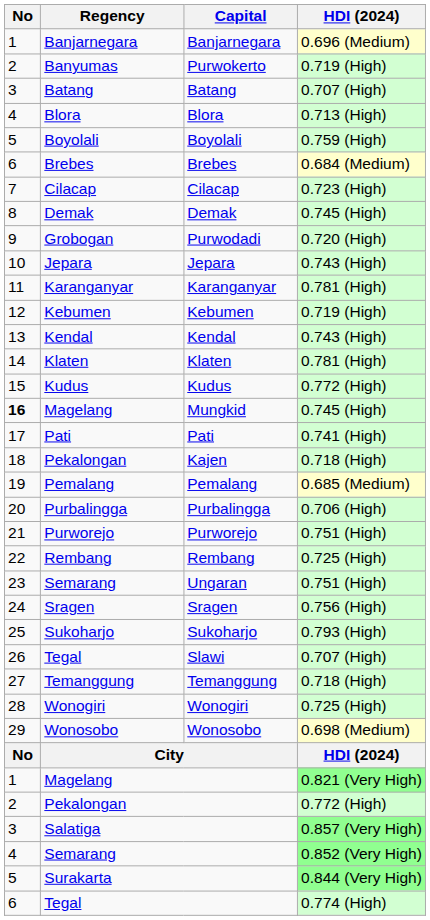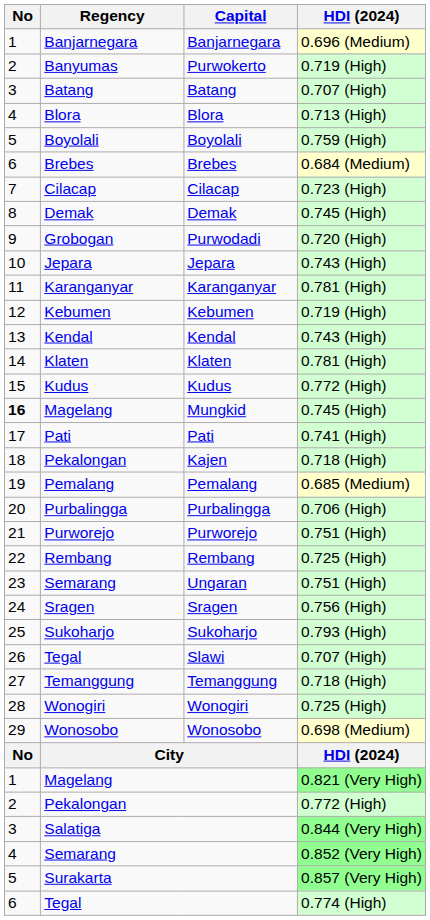(362, 829) 0.857 (Very High) -> (362, 829) 0.844 (Very High)
(362, 878) 0.844 (Very High) -> (362, 878) 0.857 (Very High)
